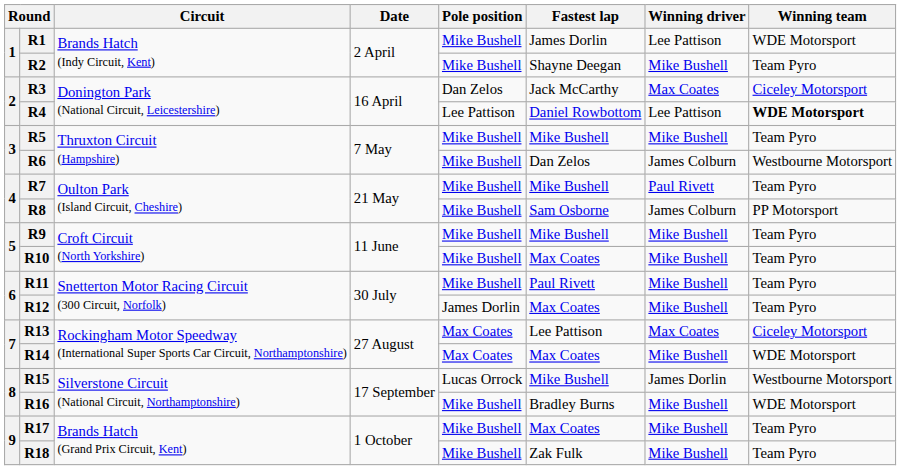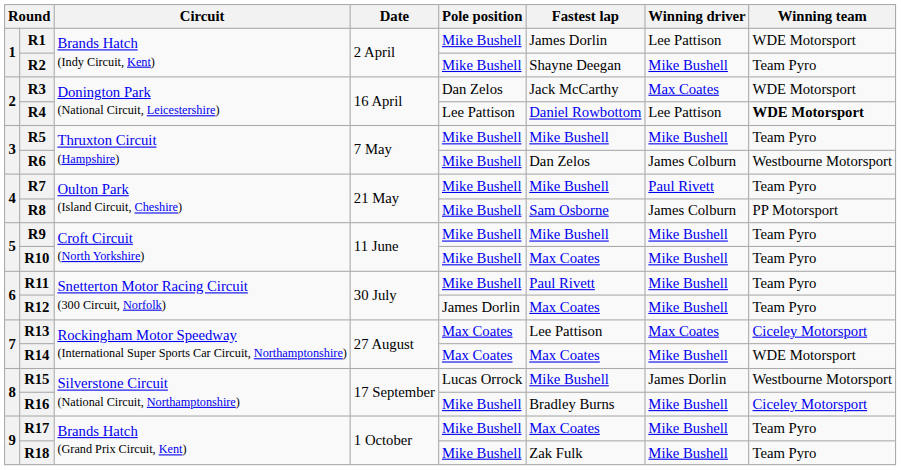(810, 88) Ciceley Motorsport -> (804, 88) WDE Motorsport
(804, 403) WDE Motorsport -> (810, 403) Ciceley Motorsport
